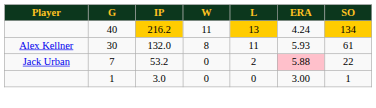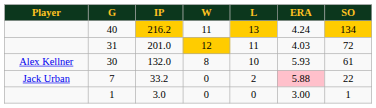+ row: (112, 45)
(254, 45) 11 -> (254, 62) 10
(159, 62) 53.2 -> (159, 78) 33.2
